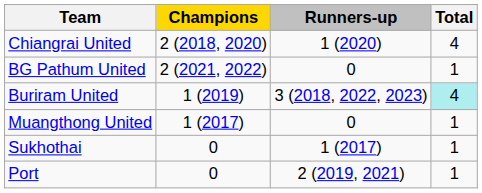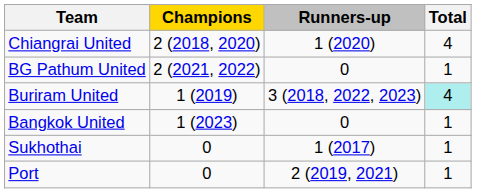- row: (80, 122)
+ row: (66, 122)
